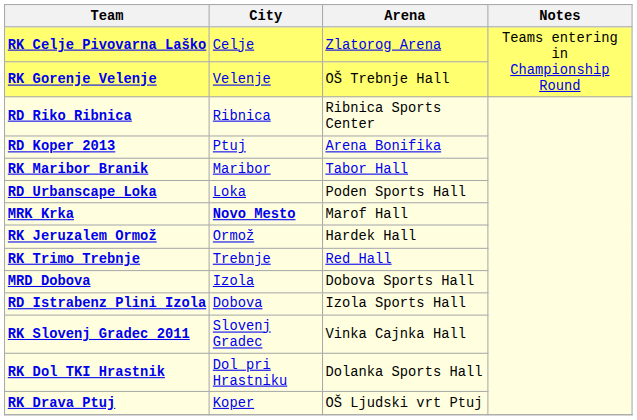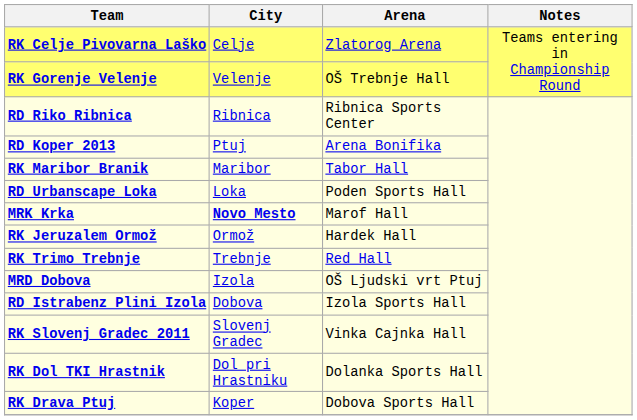(400, 281) Dobova Sports Hall -> (404, 281) OŠ Ljudski vrt Ptuj
(404, 403) OŠ Ljudski vrt Ptuj -> (400, 403) Dobova Sports Hall
